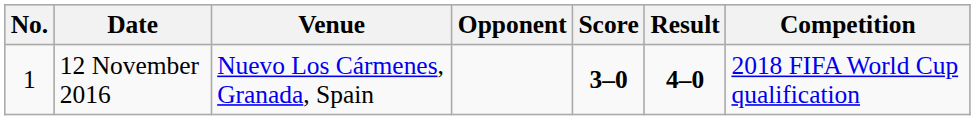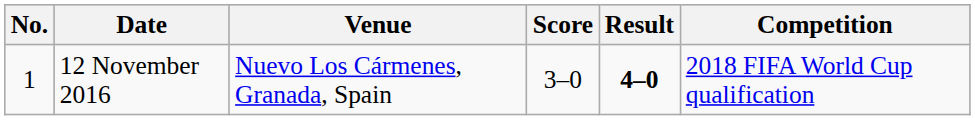- column: (512, 24)
(609, 79) bold -> (563, 79) normal
